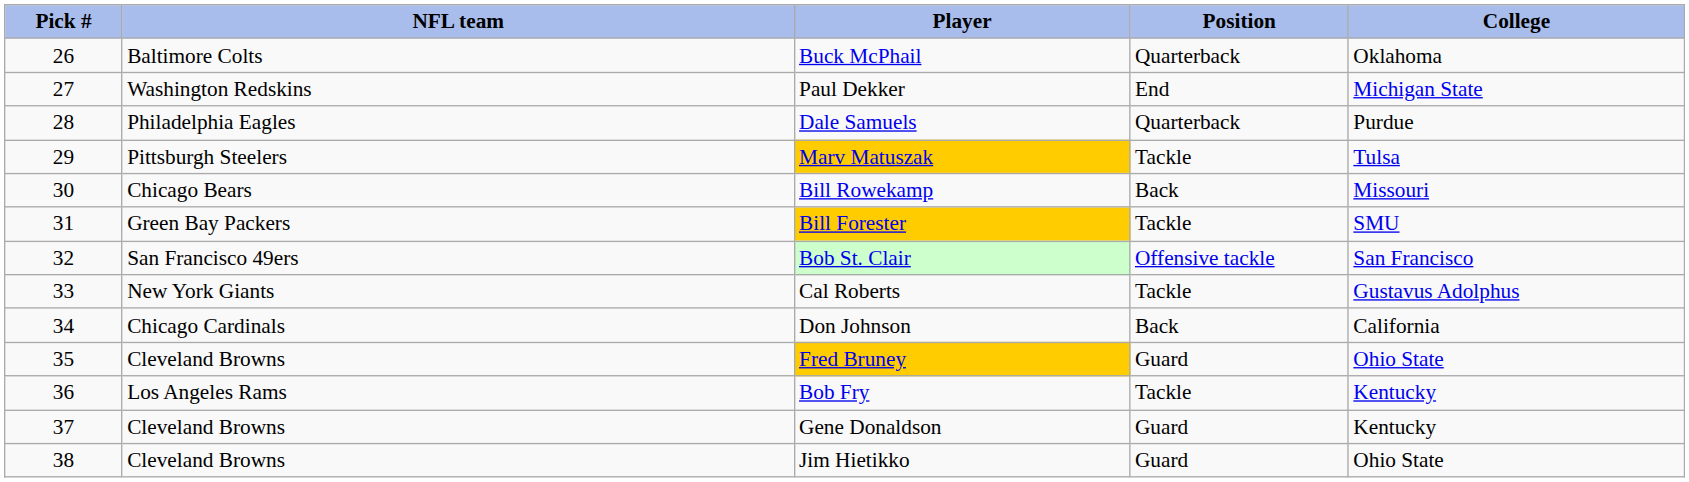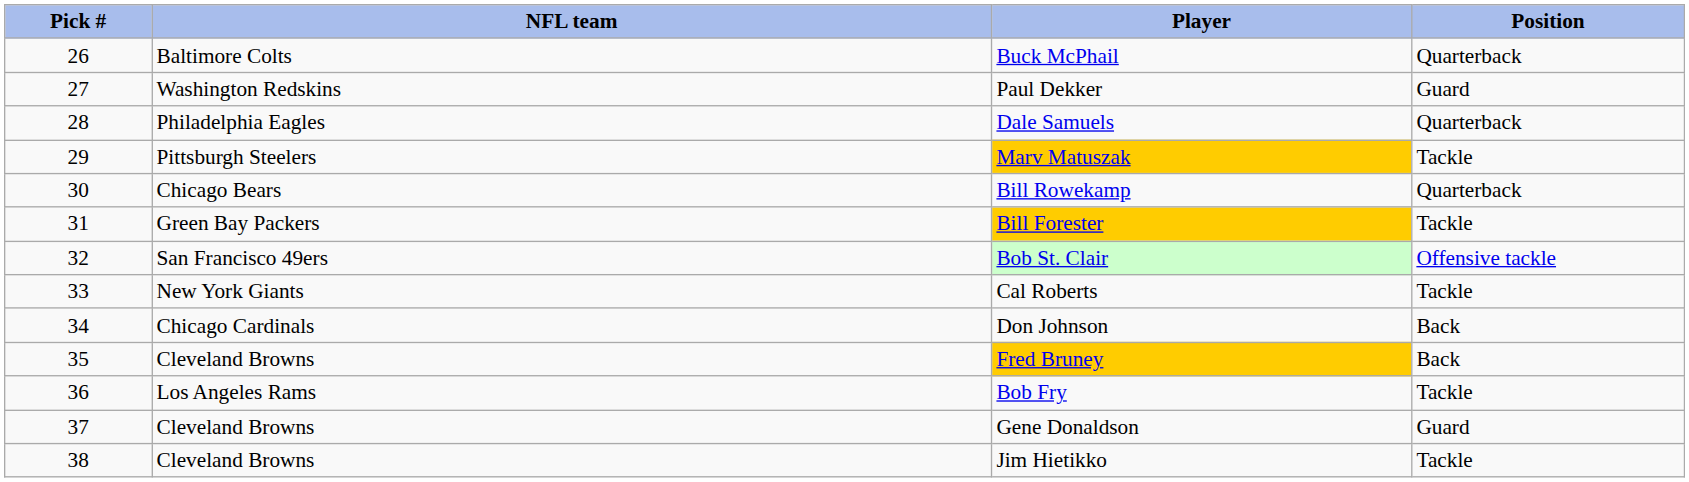- column: (1516, 21)
(1152, 88) End -> (1443, 88) Guard
(1157, 190) Back -> (1469, 190) Quarterback
(1162, 358) Guard -> (1438, 358) Back
(1162, 460) Guard -> (1445, 460) Tackle
